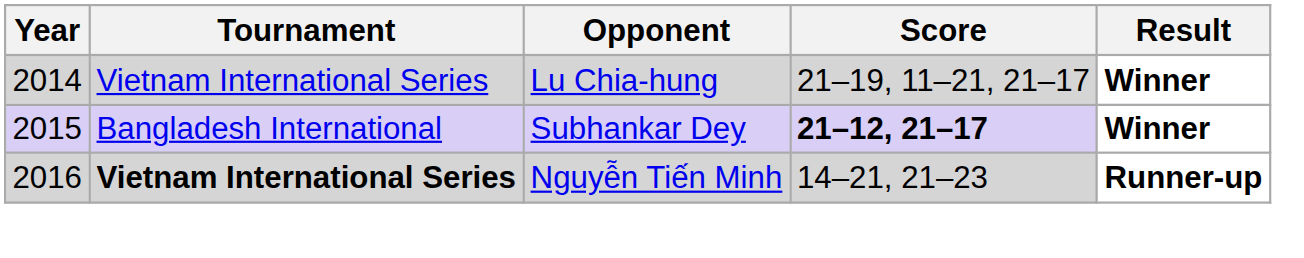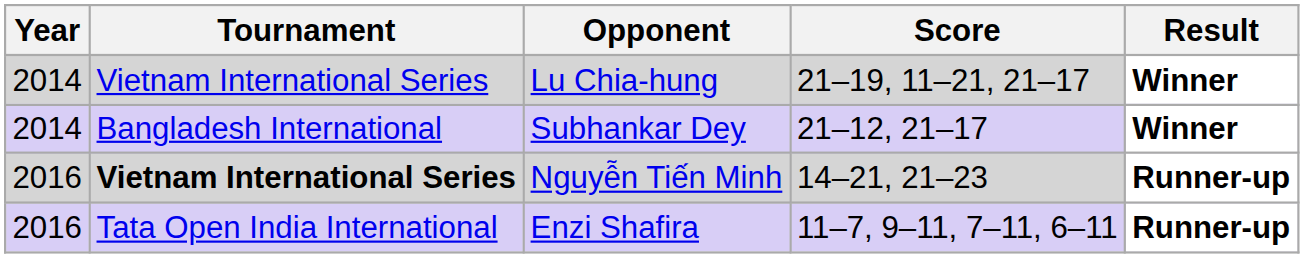(47, 129) 2015 -> (47, 129) 2014
(892, 129) bold -> (892, 129) normal
+ row: (615, 228)
